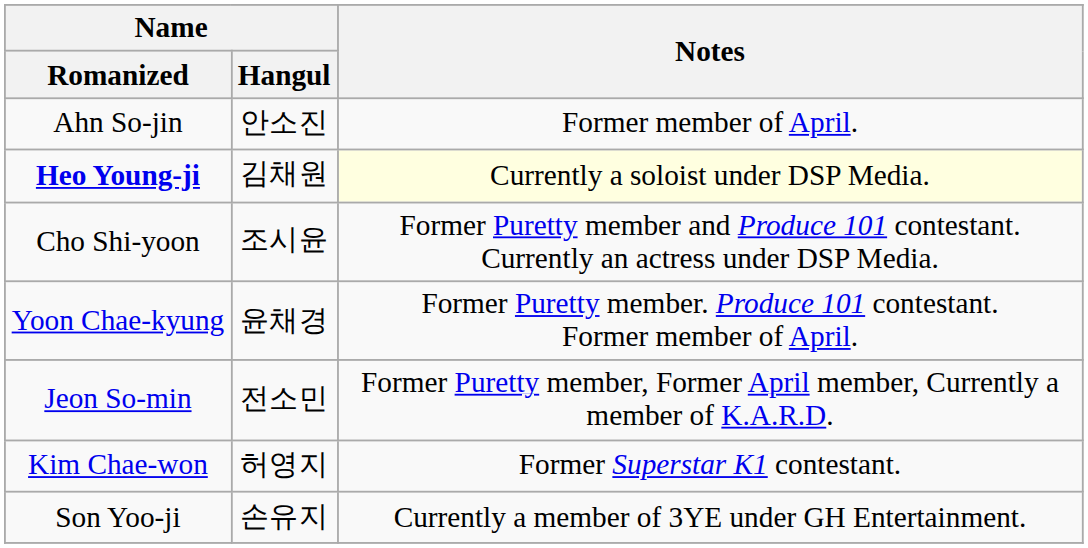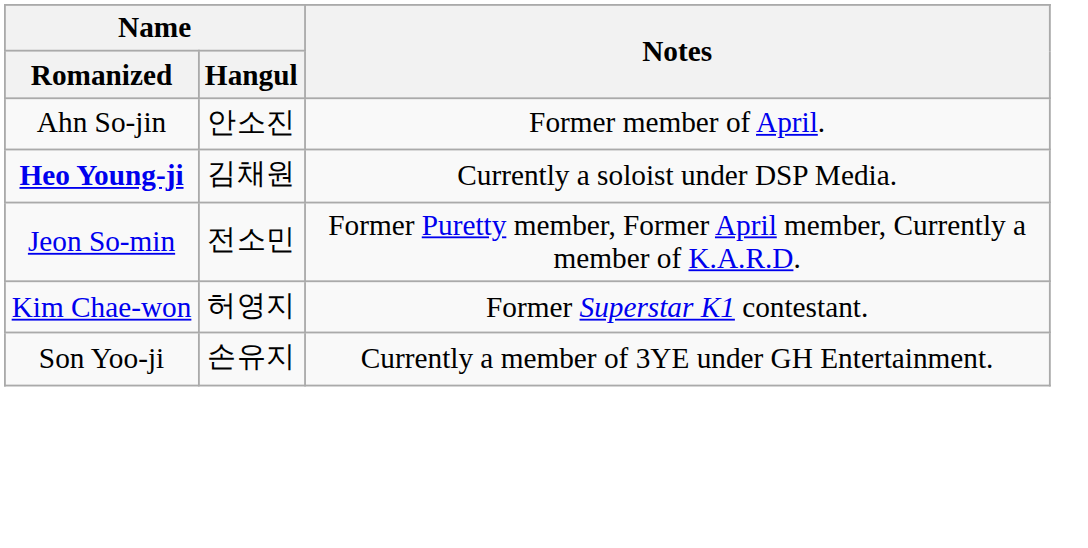(710, 175) lightyellow background -> (677, 175) no background
- row: (118, 240)
- row: (118, 320)
